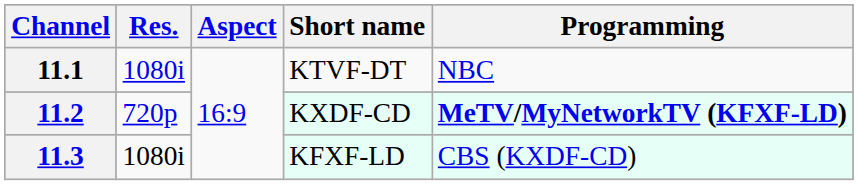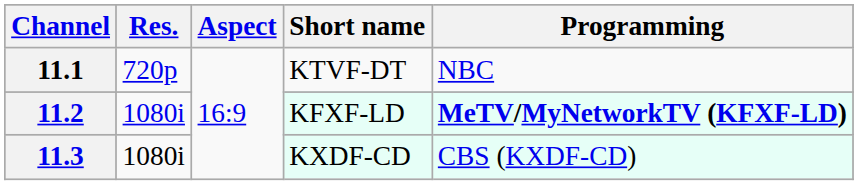(154, 69) 1080i -> (150, 69) 720p
(150, 112) 720p -> (154, 112) 1080i
(350, 112) KXDF-CD -> (347, 112) KFXF-LD
(347, 156) KFXF-LD -> (350, 156) KXDF-CD
